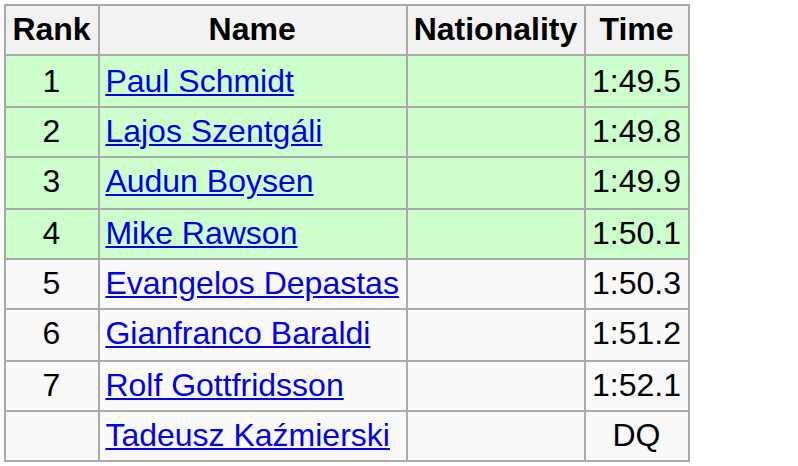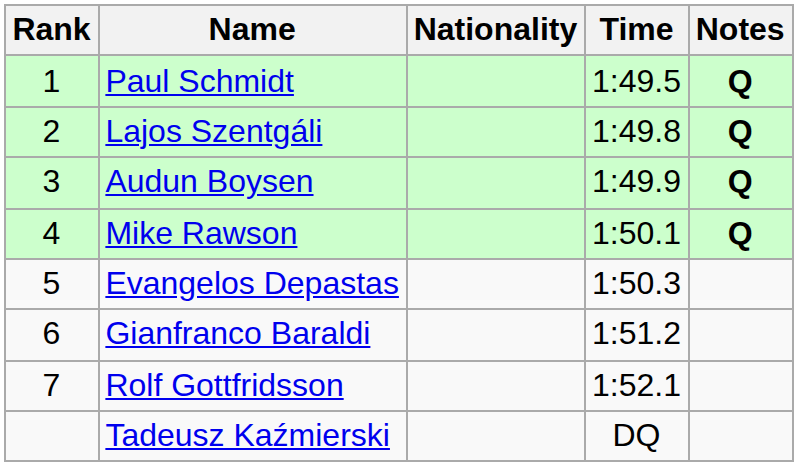+ column: (740, 29)
